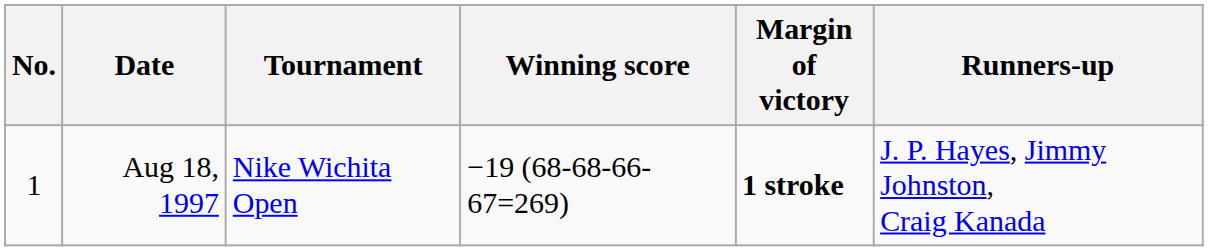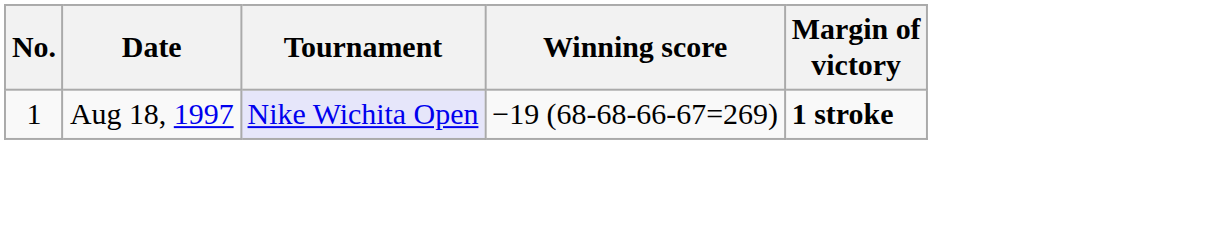- column: (1038, 64)
(312, 185) no background -> (363, 114) lavender background
